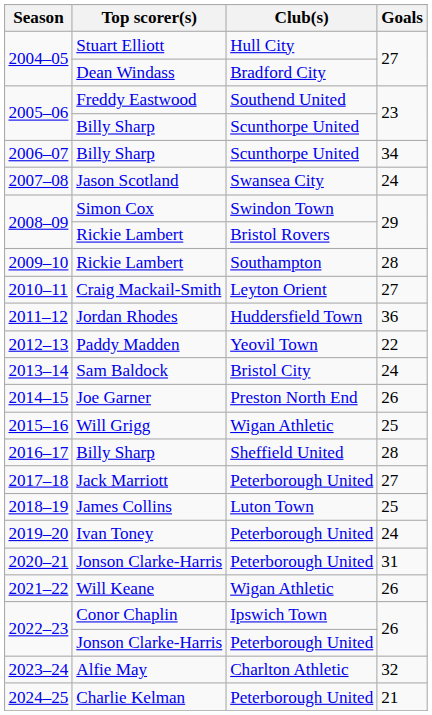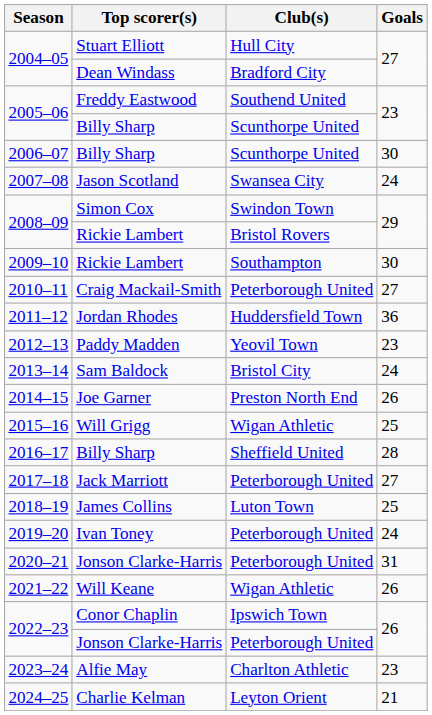(390, 153) 34 -> (390, 153) 30
(390, 262) 28 -> (390, 262) 30
(278, 289) Leyton Orient -> (302, 289) Peterborough United
(390, 343) 22 -> (390, 343) 23
(390, 669) 32 -> (390, 669) 23
(302, 696) Peterborough United -> (278, 696) Leyton Orient
